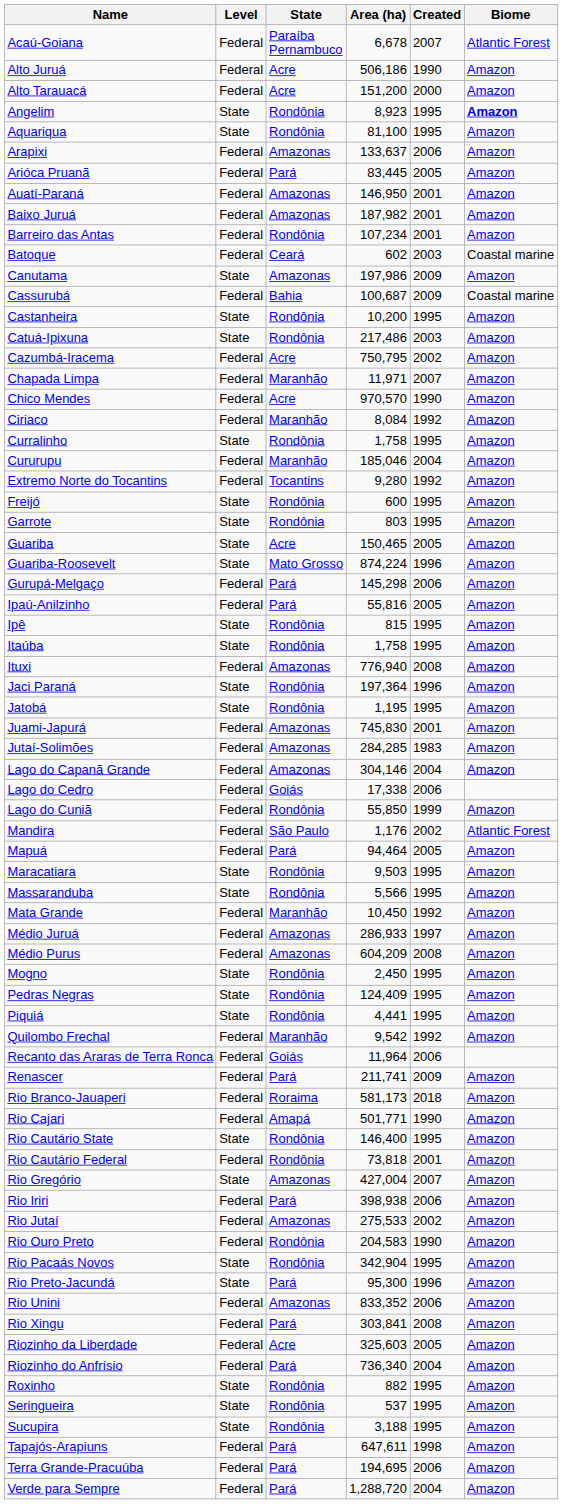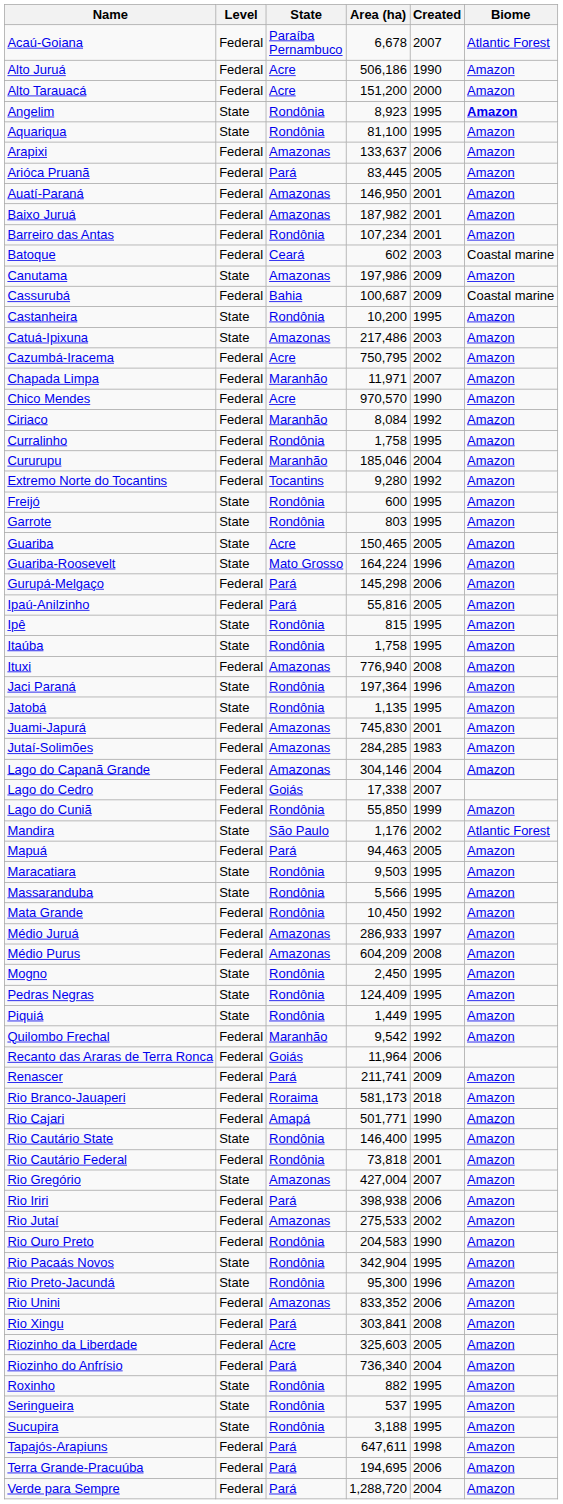(297, 337) Rondônia -> (300, 337) Amazonas
(234, 440) State -> (241, 440) Federal
(383, 563) 874,224 -> (383, 563) 164,224
(391, 707) 1,195 -> (391, 707) 1,135
(427, 789) 2006 -> (427, 789) 2007
(241, 830) Federal -> (234, 830) State
(387, 851) 94,464 -> (387, 851) 94,463
(298, 913) Maranhão -> (297, 913) Rondônia
(391, 1015) 4,441 -> (391, 1015) 1,449
(283, 1283) Pará -> (297, 1283) Rondônia
